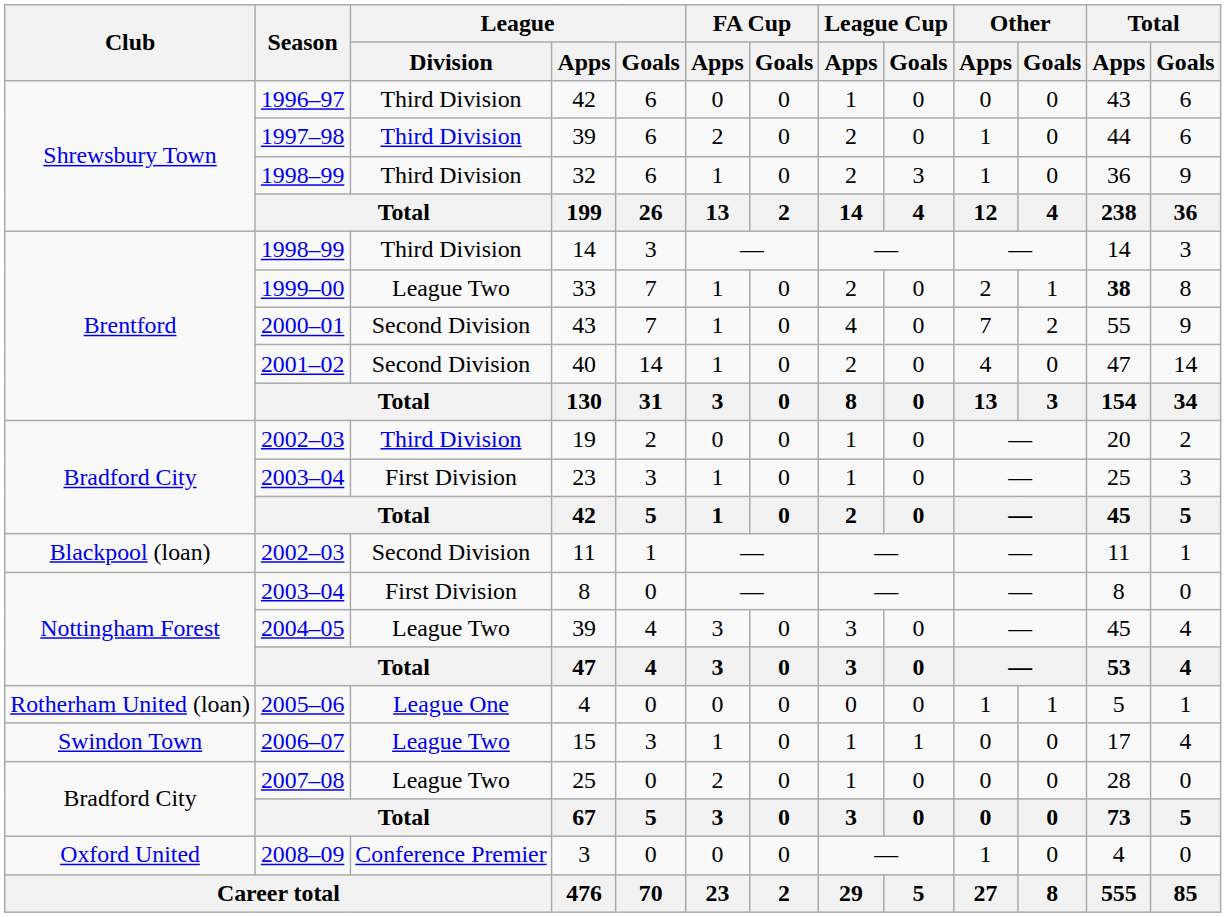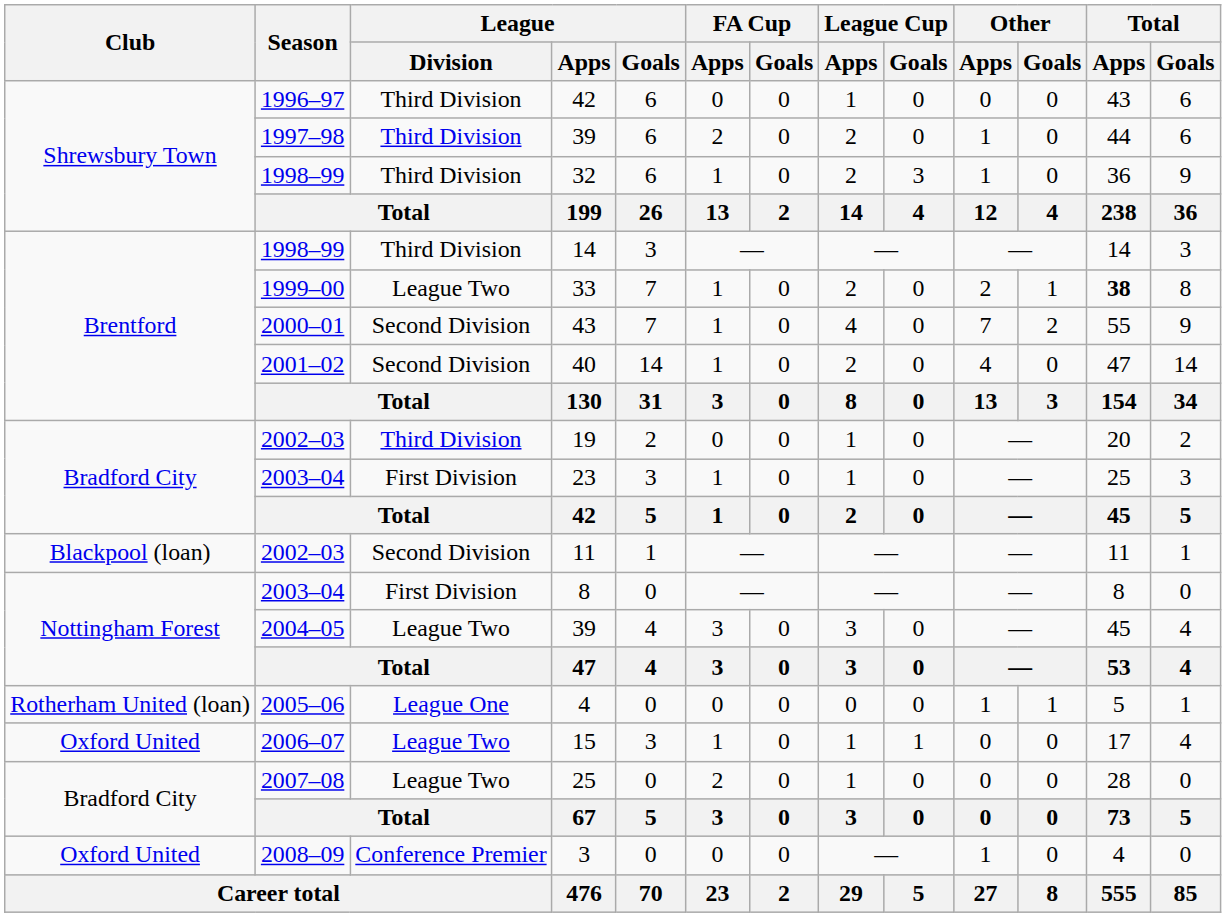(130, 741) Swindon Town -> (130, 741) Oxford United
